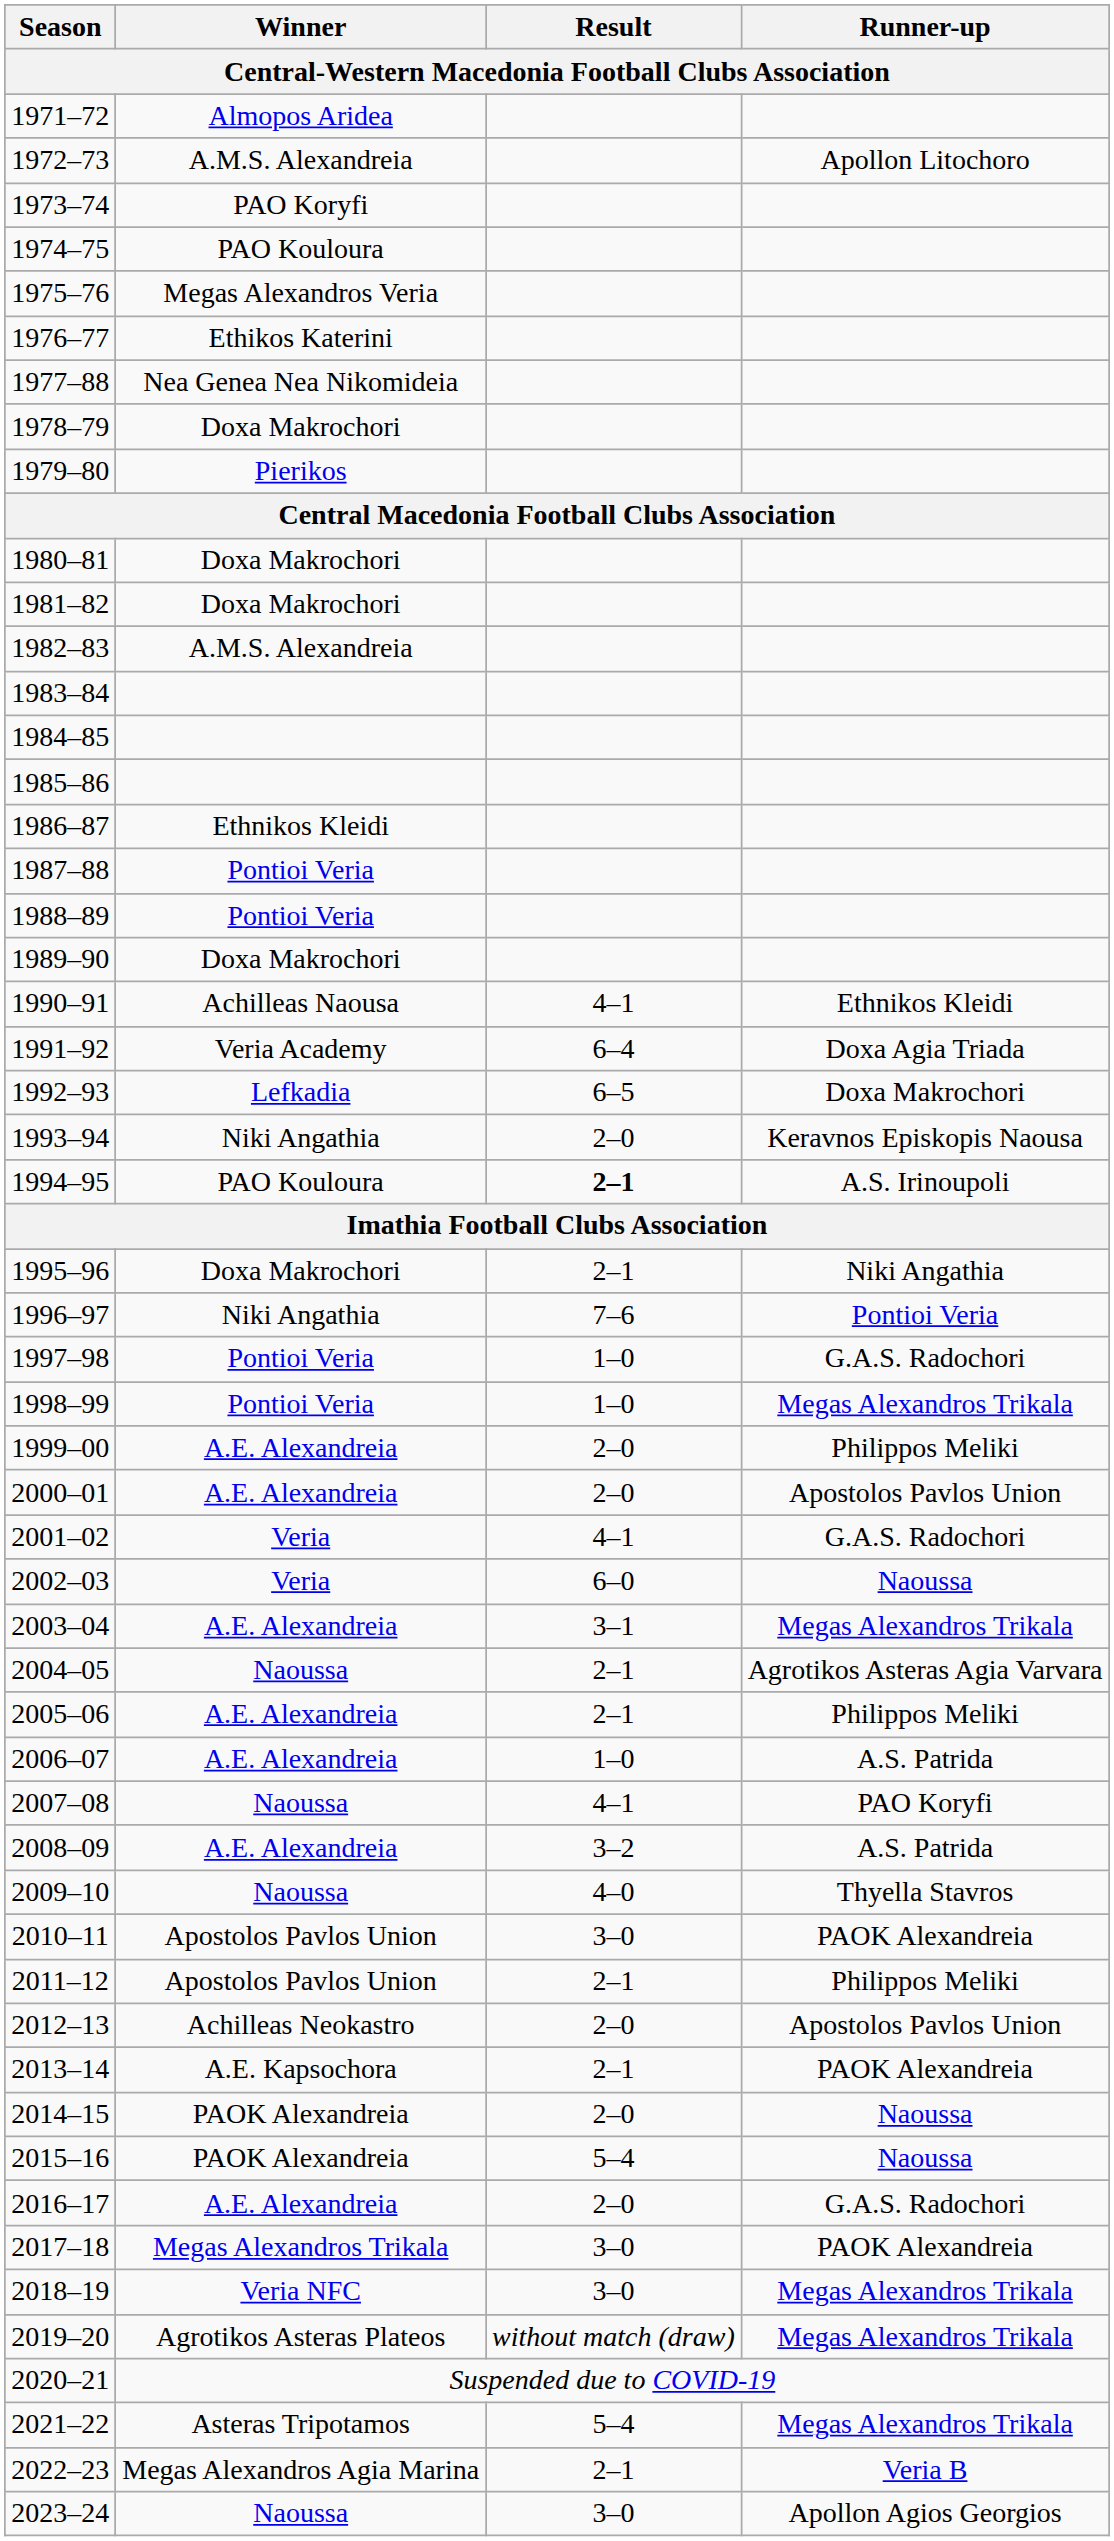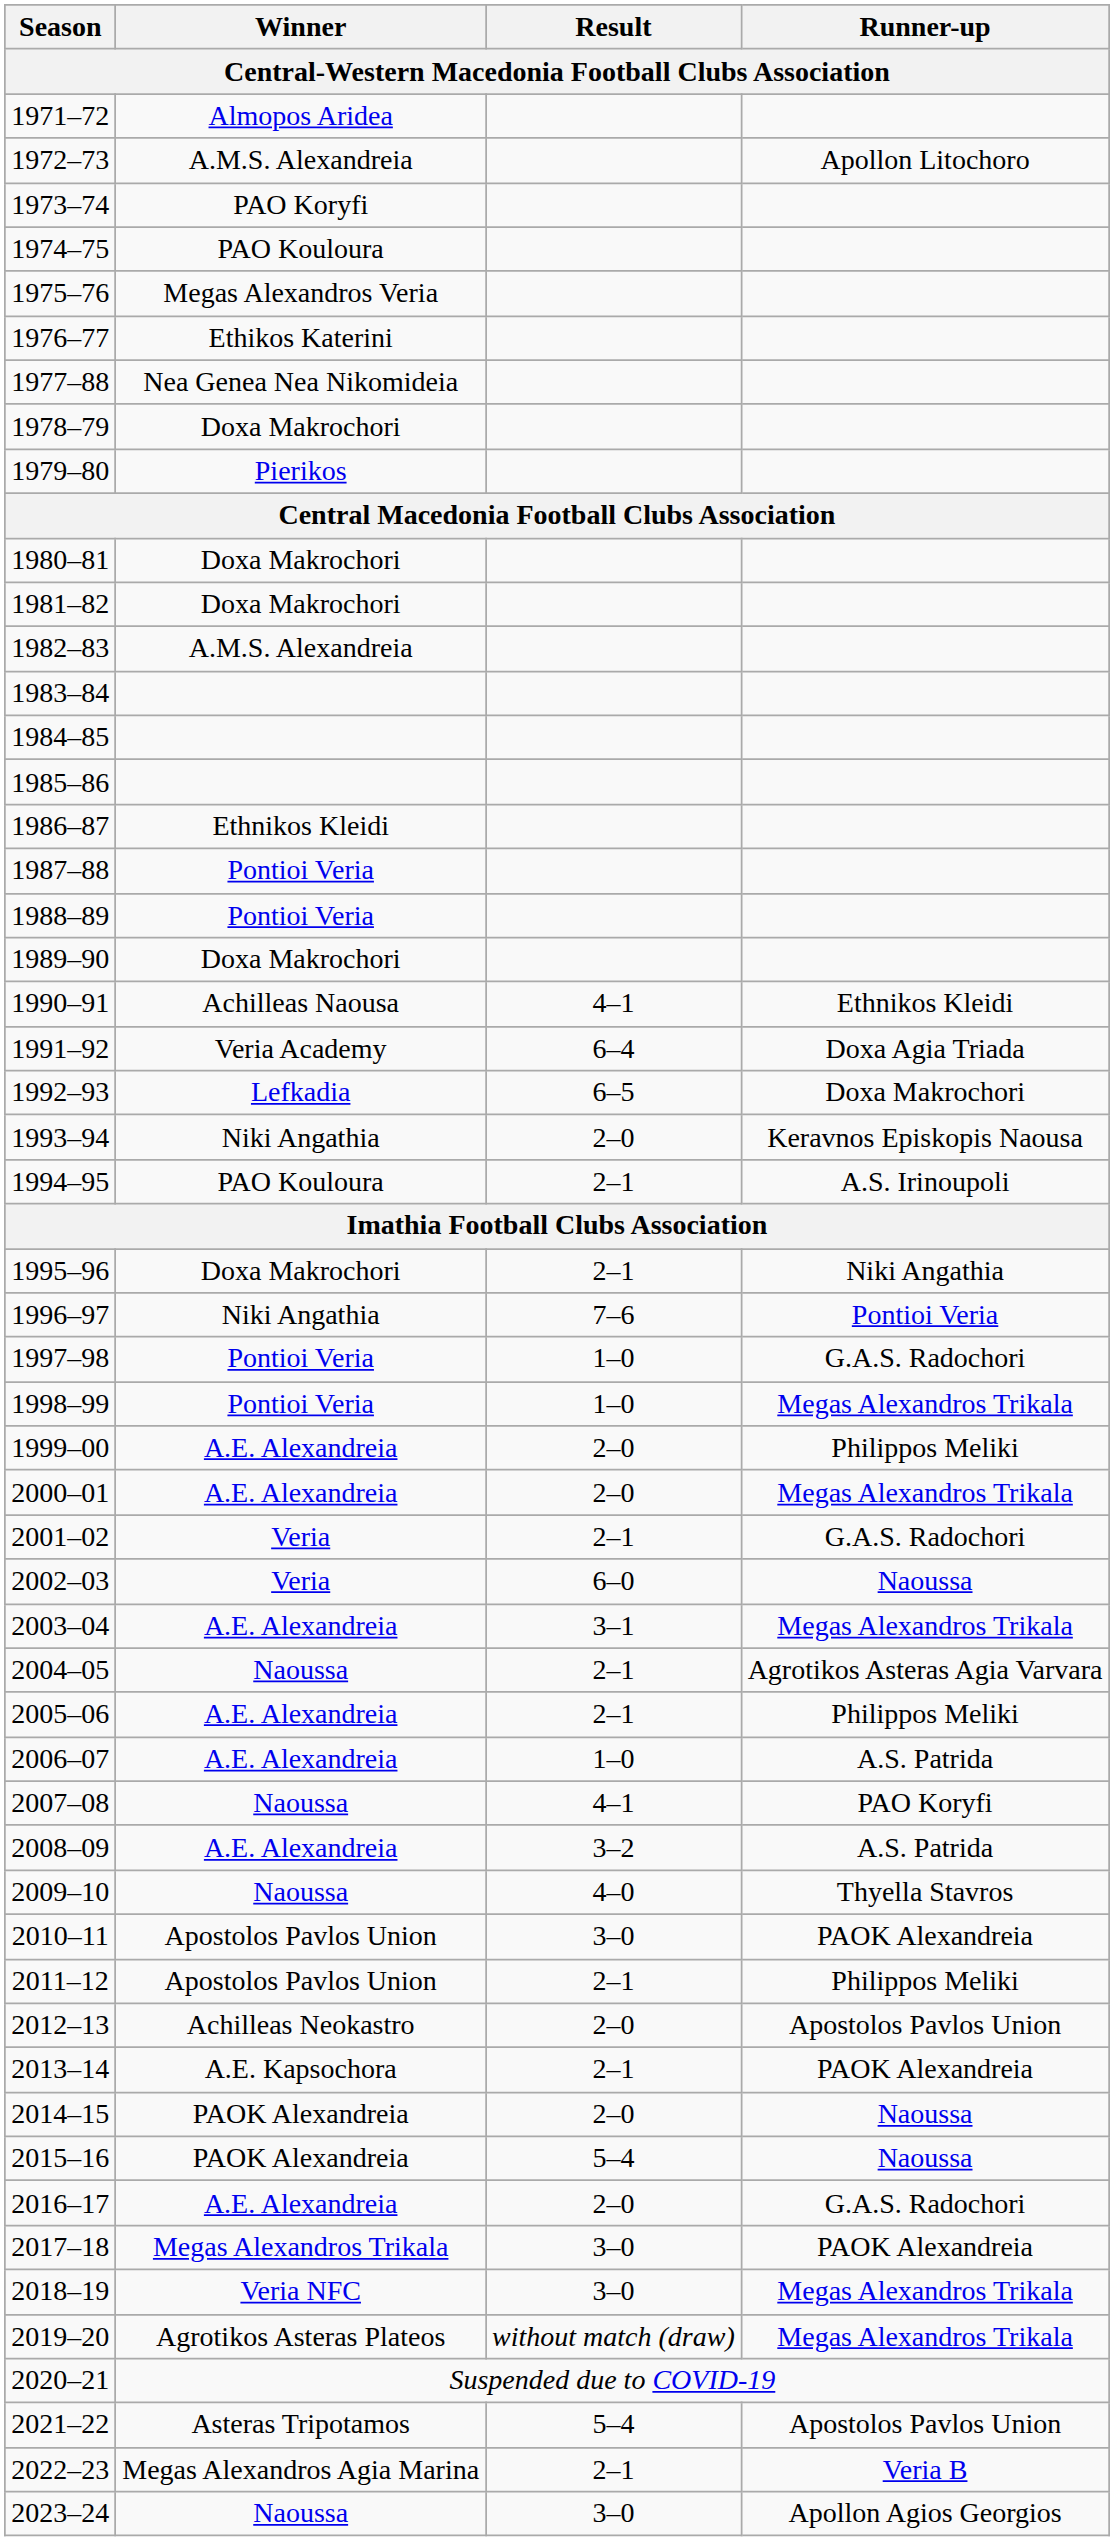(613, 1181) bold -> (613, 1181) normal
(925, 1492) Apostolos Pavlos Union -> (925, 1492) Megas Alexandros Trikala
(613, 1536) 4–1 -> (613, 1536) 2–1
(925, 2424) Megas Alexandros Trikala -> (925, 2424) Apostolos Pavlos Union
